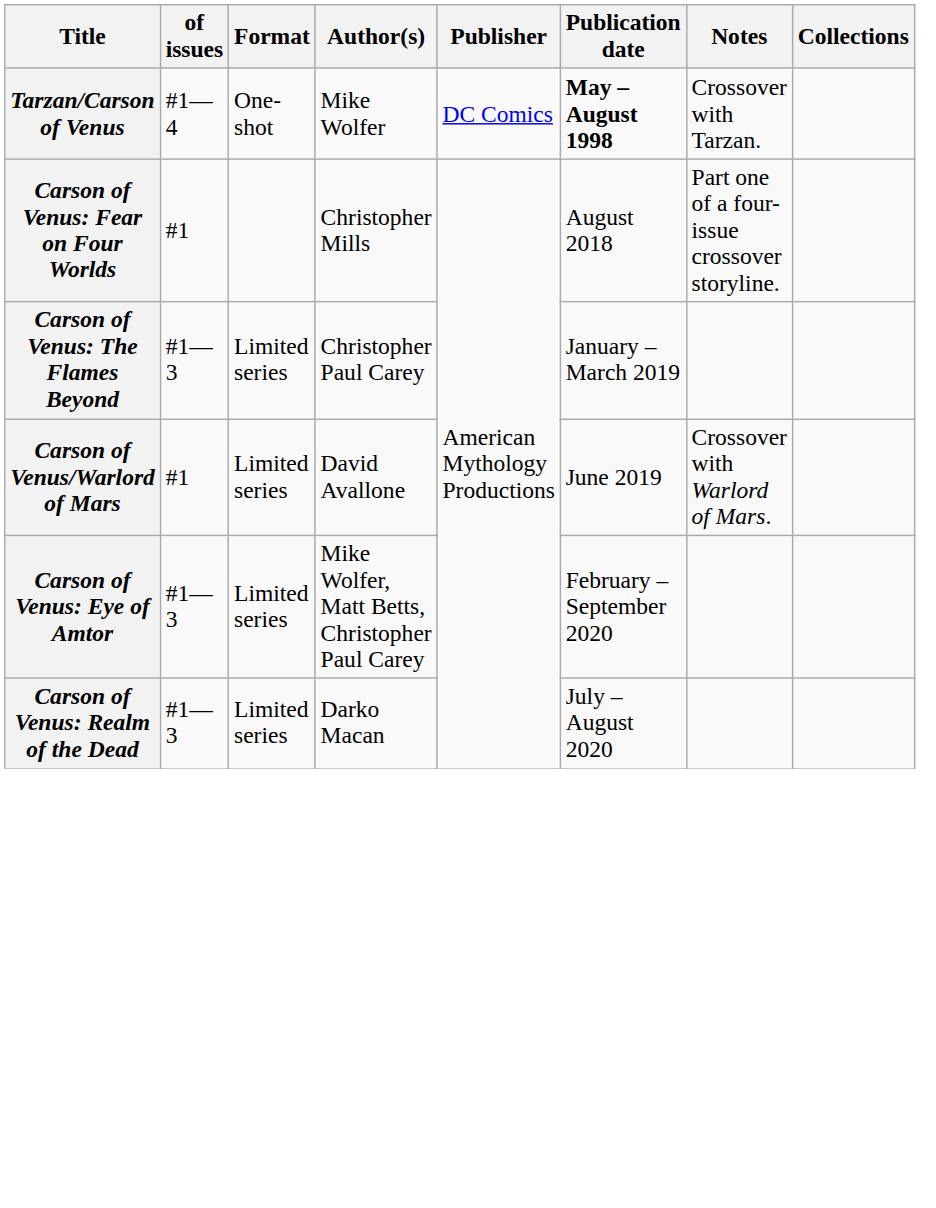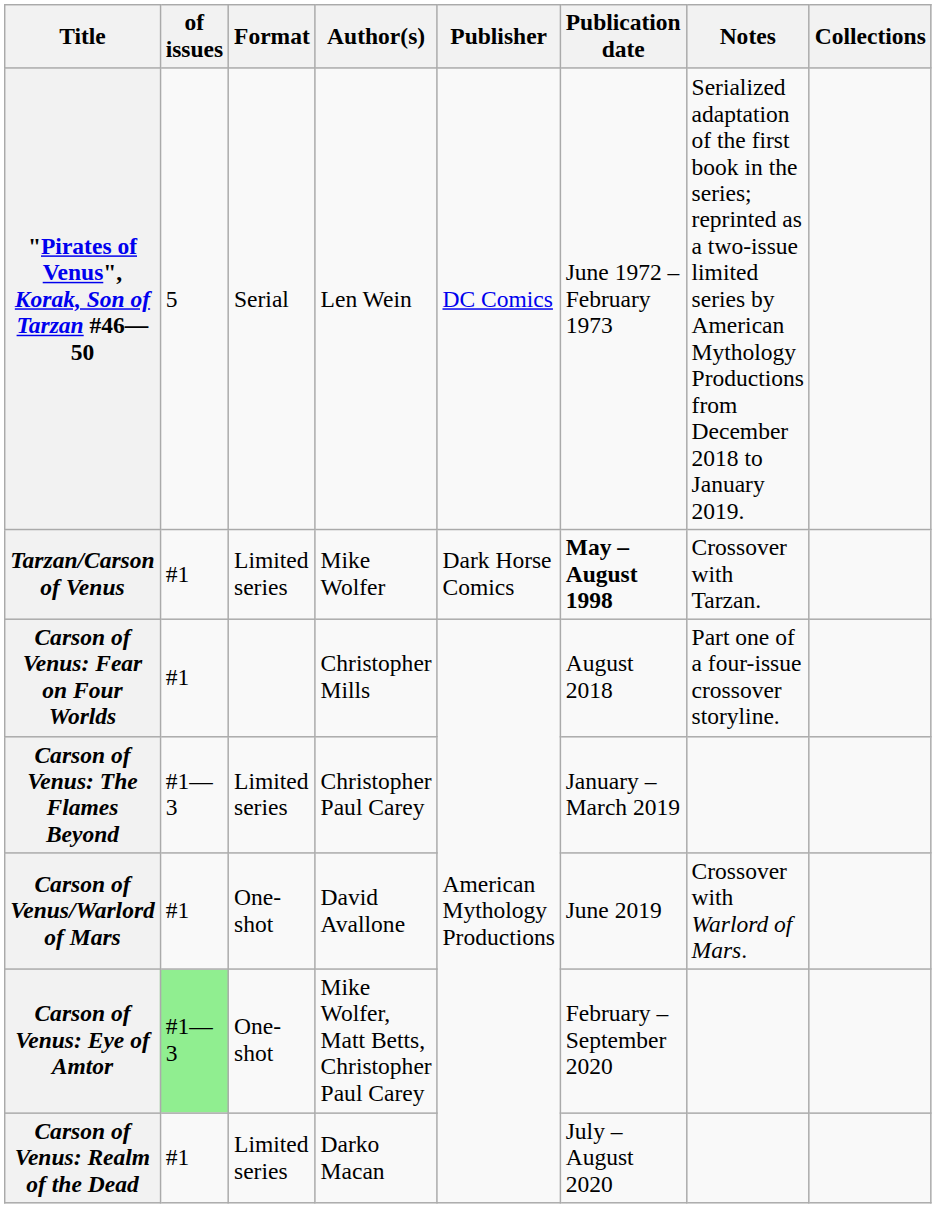+ row: (82, 298)
(189, 113) #1—4 -> (177, 574) #1
(258, 113) One-shot -> (271, 574) Limited series
(498, 113) DC Comics -> (497, 574) Dark Horse Comics
(271, 476) Limited series -> (258, 910) One-shot
(189, 606) no background -> (189, 1040) lightgreen background
(271, 606) Limited series -> (258, 1040) One-shot
(189, 723) #1—3 -> (177, 1157) #1
